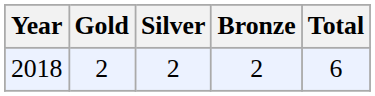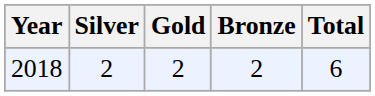columns swapped: (102, 26) <-> (173, 26)
